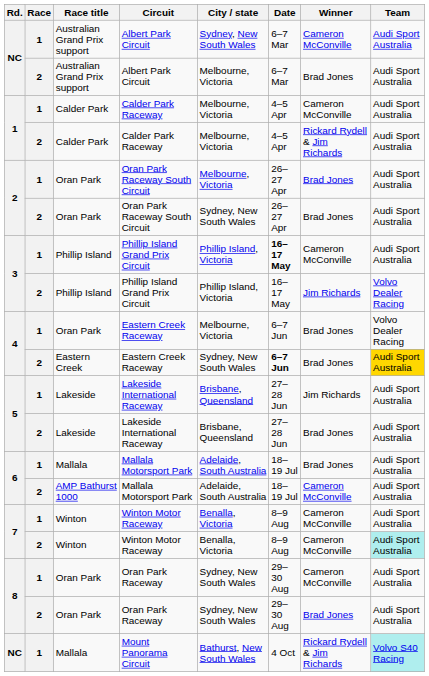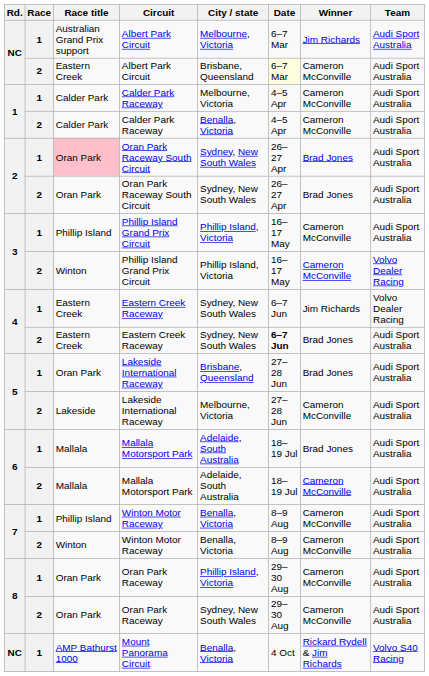(228, 39) Sydney, New South Wales -> (225, 39) Melbourne, Victoria
(327, 39) Cameron McConville -> (331, 39) Jim Richards
(79, 77) Australian Grand Prix support -> (73, 72) Eastern Creek
(224, 77) Melbourne, Victoria -> (227, 72) Brisbane, Queensland
(280, 77) no background -> (279, 72) lightyellow background
(328, 77) Brad Jones -> (327, 72) Cameron McConville
(224, 142) Melbourne, Victoria -> (218, 125) Benalla, Victoria
(335, 142) Rickard Rydell & Jim Richards -> (327, 125) Cameron McConville
(78, 179) no background -> (78, 157) pink background
(224, 179) Melbourne, Victoria -> (229, 157) Sydney, New South Wales
(281, 255) bold -> (280, 233) normal
(84, 293) Phillip Island -> (71, 271) Winton
(332, 293) Jim Richards -> (327, 271) Cameron McConville
(78, 331) Oran Park -> (73, 308) Eastern Creek
(224, 331) Melbourne, Victoria -> (229, 308) Sydney, New South Wales
(328, 331) Brad Jones -> (331, 308) Jim Richards
(396, 363) gold background -> (396, 341) no background
(76, 395) Lakeside -> (78, 373) Oran Park
(332, 395) Jim Richards -> (328, 373) Brad Jones
(226, 433) Brisbane, Queensland -> (225, 411) Melbourne, Victoria
(328, 433) Brad Jones -> (327, 411) Cameron McConville
(86, 492) AMP Bathurst 1000 -> (71, 486) Mallala
(71, 519) Winton -> (84, 519) Phillip Island
(396, 545) paleturquoise background -> (396, 545) no background
(228, 578) Sydney, New South Wales -> (229, 578) Phillip Island, Victoria
(328, 615) Brad Jones -> (327, 615) Cameron McConville
(71, 653) Mallala -> (86, 653) AMP Bathurst 1000
(231, 653) Bathurst, New South Wales -> (218, 653) Benalla, Victoria
(395, 653) paleturquoise background -> (395, 653) no background
